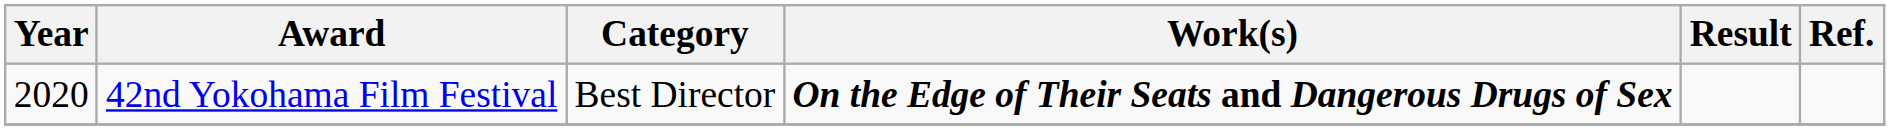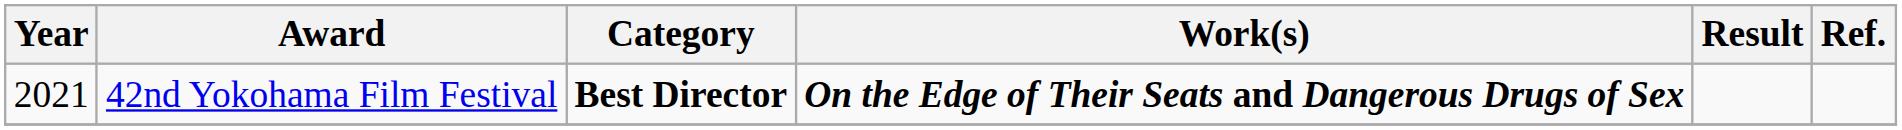(51, 93) 2020 -> (51, 93) 2021
(675, 93) normal -> (681, 93) bold
